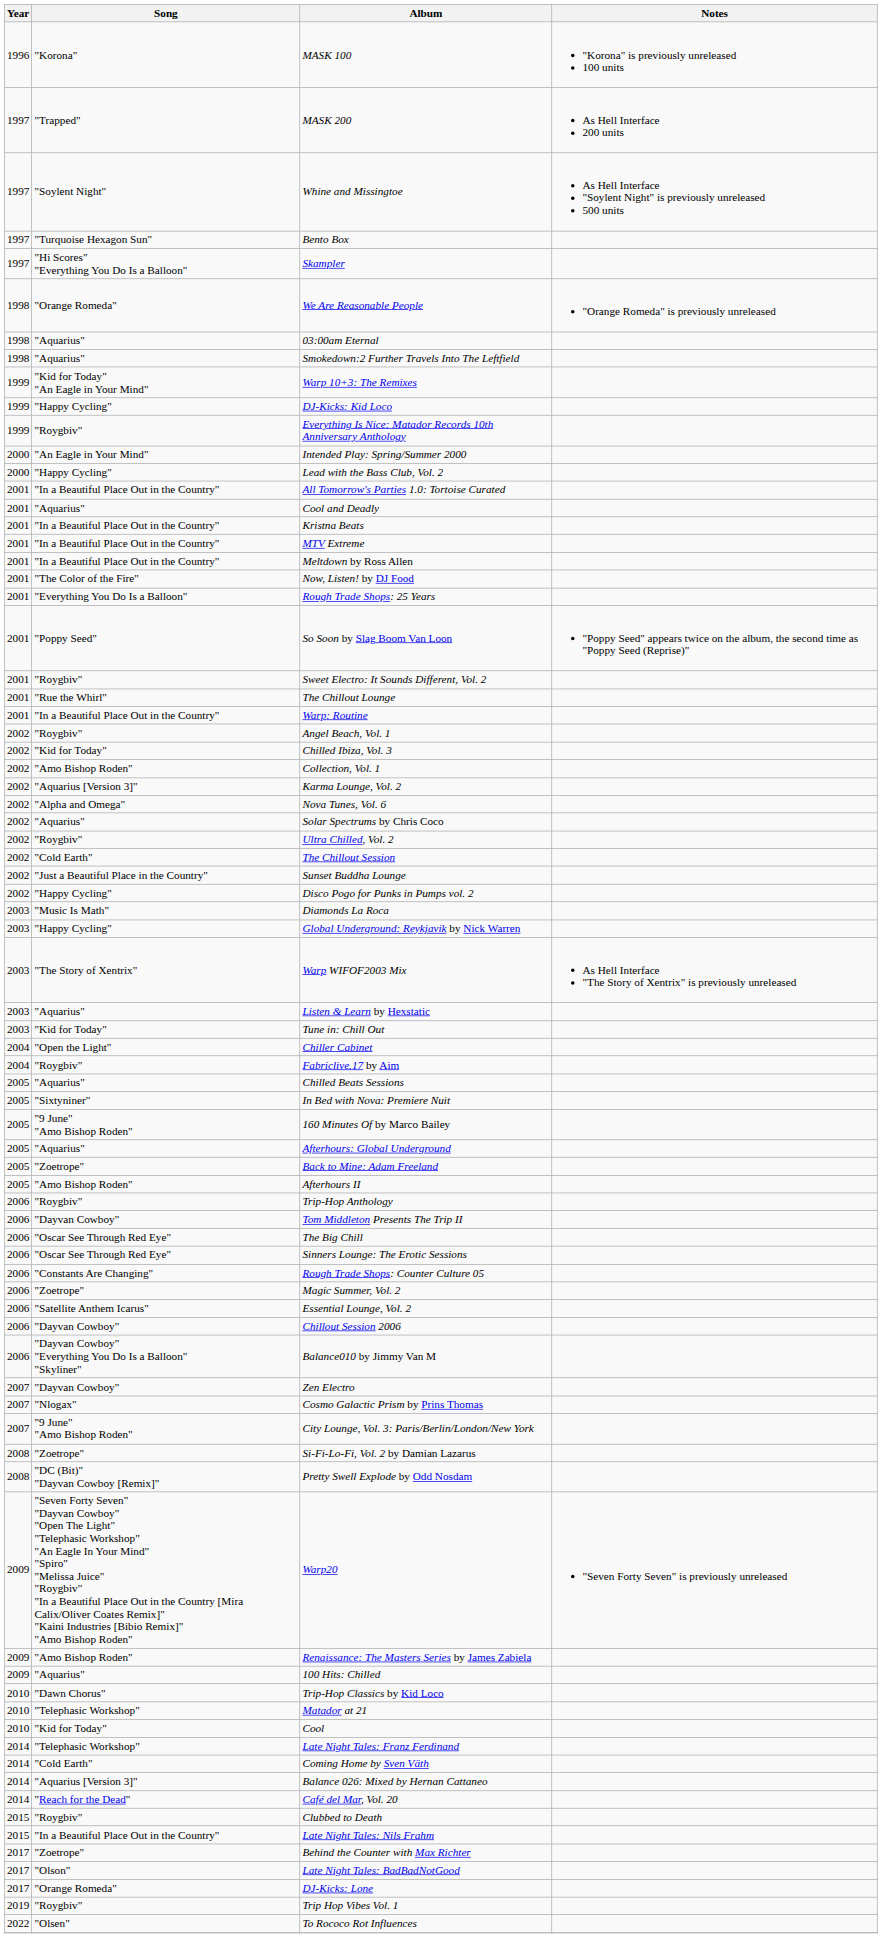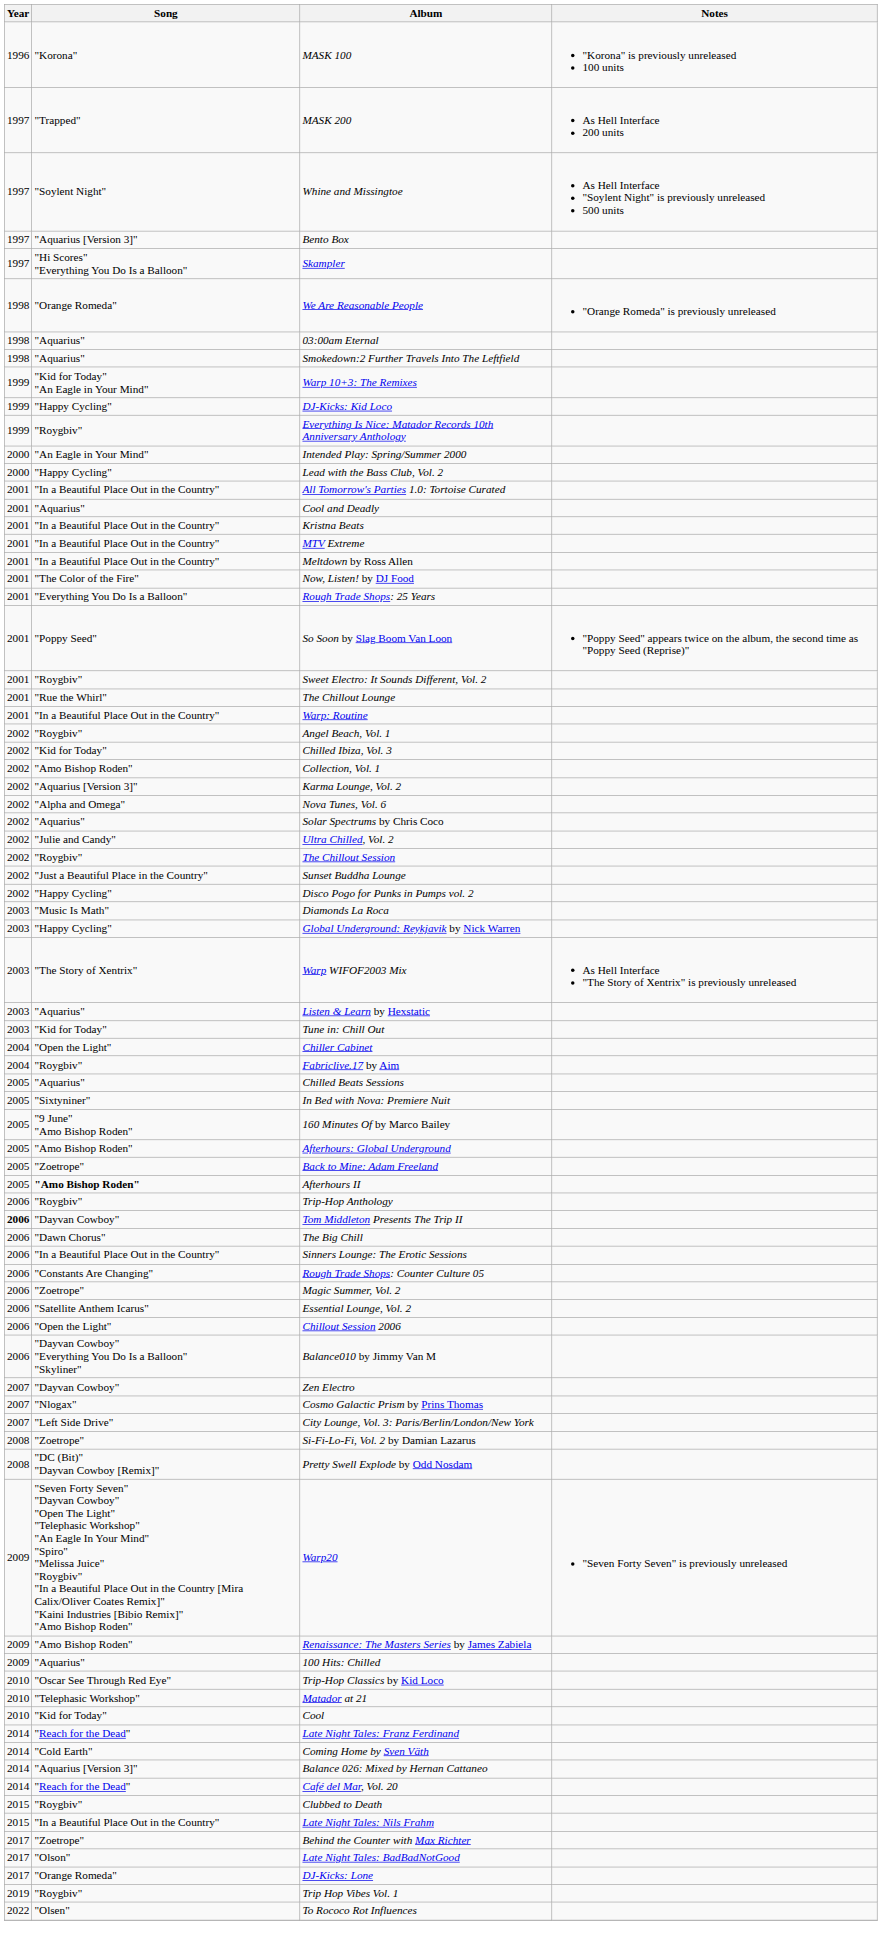(93, 239) "Turquoise Hexagon Sun" -> (86, 239) "Aquarius [Version 3]"
(58, 839) "Roygbiv" -> (75, 839) "Julie and Candy"
(63, 857) "Cold Earth" -> (58, 857) "Roygbiv"
(60, 1148) "Aquarius" -> (84, 1148) "Amo Bishop Roden"
(84, 1184) normal -> (87, 1184) bold
(18, 1219) normal -> (18, 1219) bold
(103, 1237) "Oscar See Through Red Eye" -> (70, 1237) "Dawn Chorus"
(103, 1255) "Oscar See Through Red Eye" -> (127, 1255) "In a Beautiful Place Out in the Country"
(77, 1326) "Dayvan Cowboy" -> (73, 1326) "Open the Light"
(84, 1428) "9 June" "Amo Bishop Roden" -> (74, 1422) "Left Side Drive"
(70, 1692) "Dawn Chorus" -> (103, 1680) "Oscar See Through Red Eye"
(87, 1746) "Telephasic Workshop" -> (82, 1733) "Reach for the Dead"
